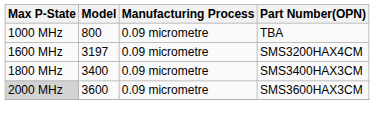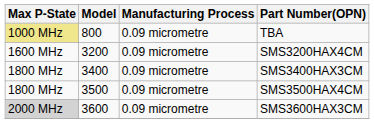(35, 33) no background -> (35, 33) khaki background
(95, 52) 3197 -> (95, 52) 3200
+ row: (311, 90)
